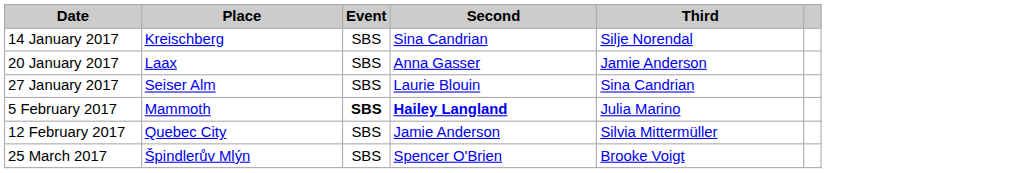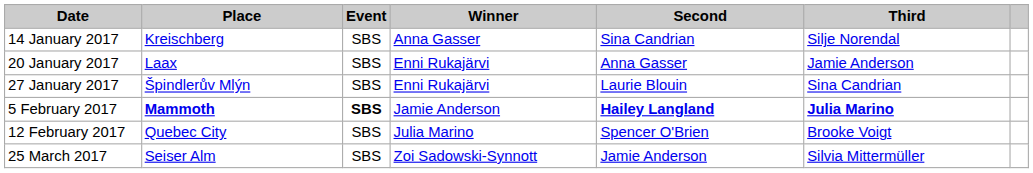+ column: (493, 16)
(180, 86) Seiser Alm -> (197, 86) Špindlerův Mlýn
(178, 109) normal -> (180, 109) bold
(640, 109) normal -> (851, 109) bold
(447, 132) Jamie Anderson -> (655, 132) Spencer O'Brien
(659, 132) Silvia Mittermüller -> (849, 132) Brooke Voigt
(197, 155) Špindlerův Mlýn -> (180, 155) Seiser Alm
(448, 155) Spencer O'Brien -> (654, 155) Jamie Anderson
(642, 155) Brooke Voigt -> (866, 155) Silvia Mittermüller
